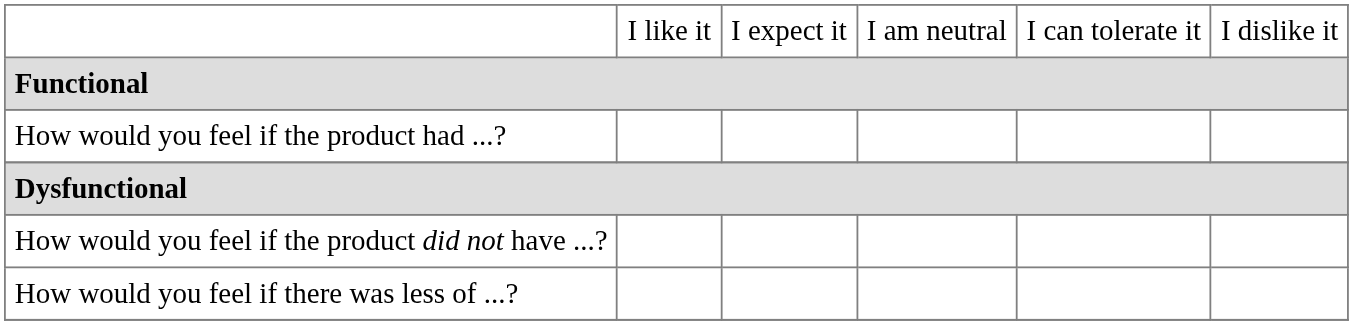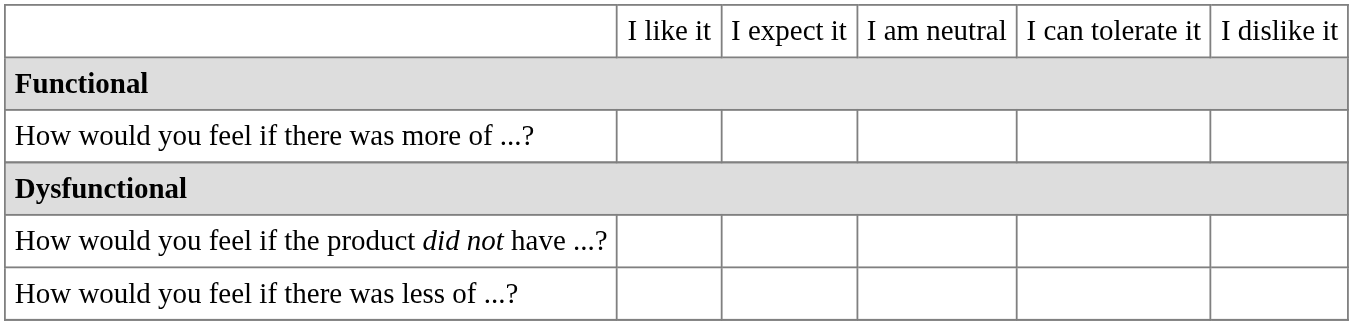- row: (261, 135)
+ row: (275, 135)
